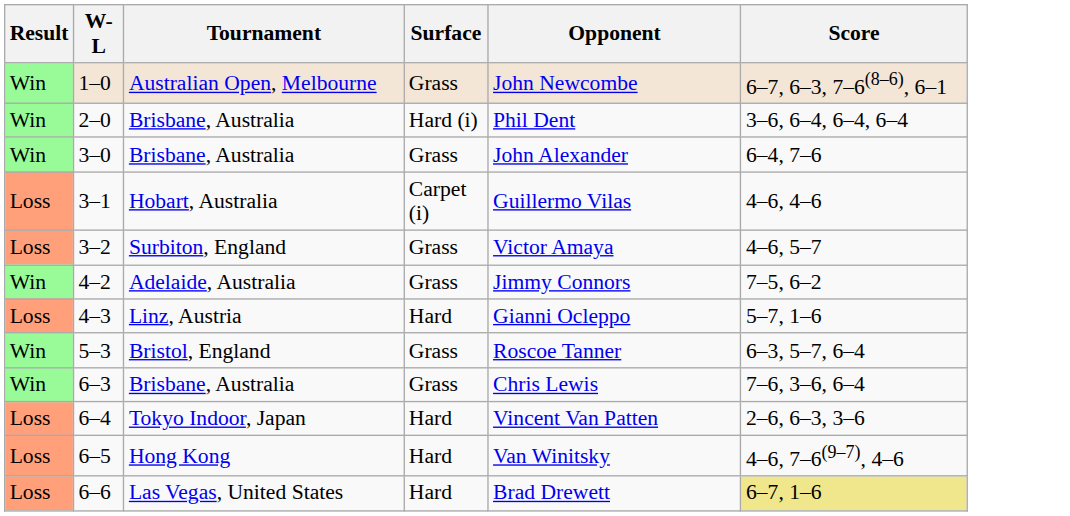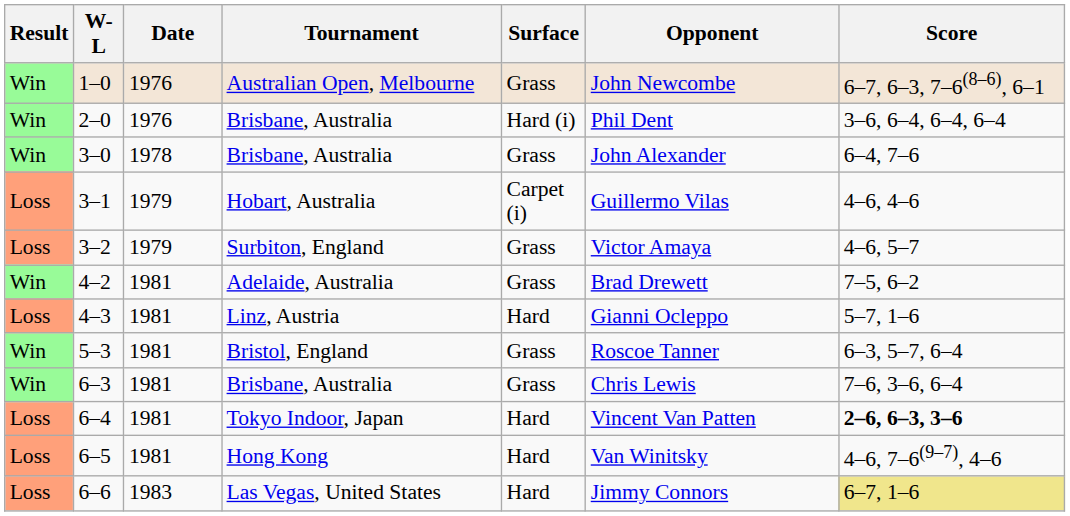+ column: (173, 33)
(562, 281) Jimmy Connors -> (649, 281) Brad Drewett
(805, 418) normal -> (903, 418) bold
(552, 492) Brad Drewett -> (659, 492) Jimmy Connors
